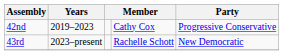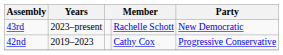rows swapped: (16, 27) <-> (15, 42)
